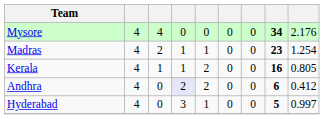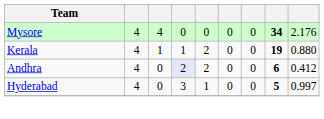- row: (24, 50)
(276, 68) 16 -> (276, 50) 19
(304, 68) 0.805 -> (304, 50) 0.880
